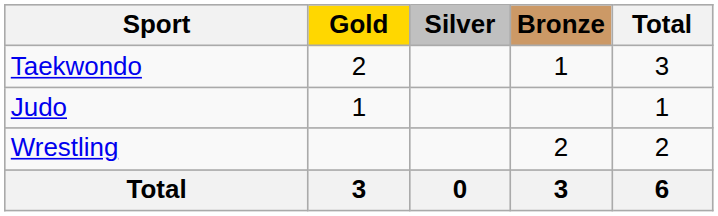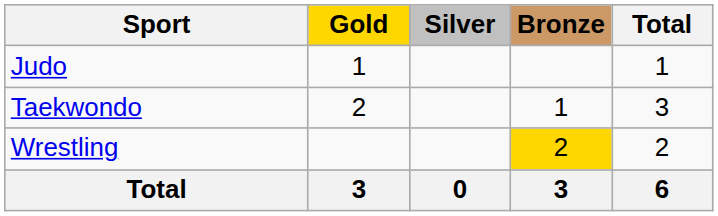rows swapped: (39, 107) <-> (76, 66)
(561, 148) no background -> (561, 148) gold background
